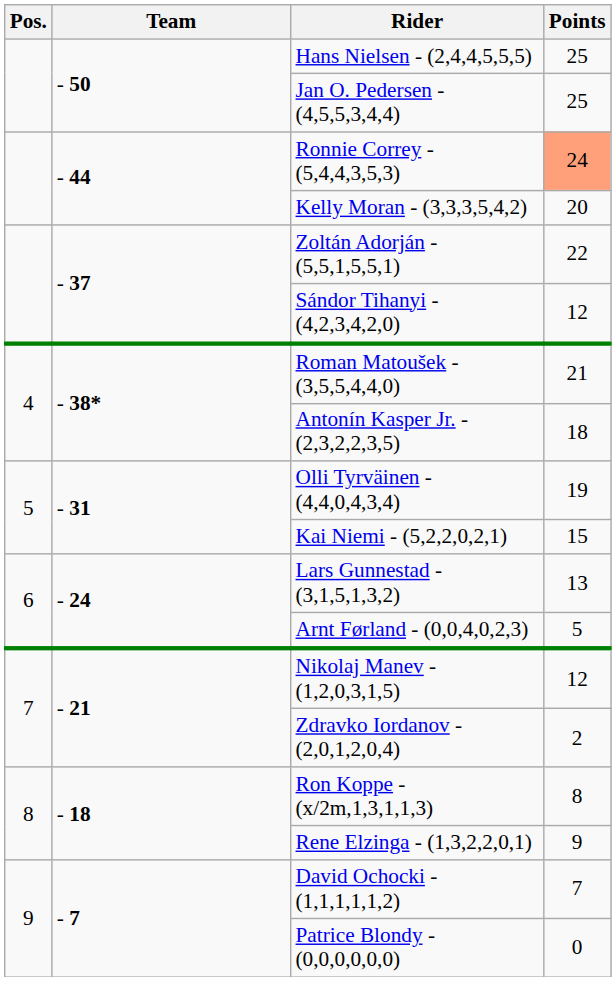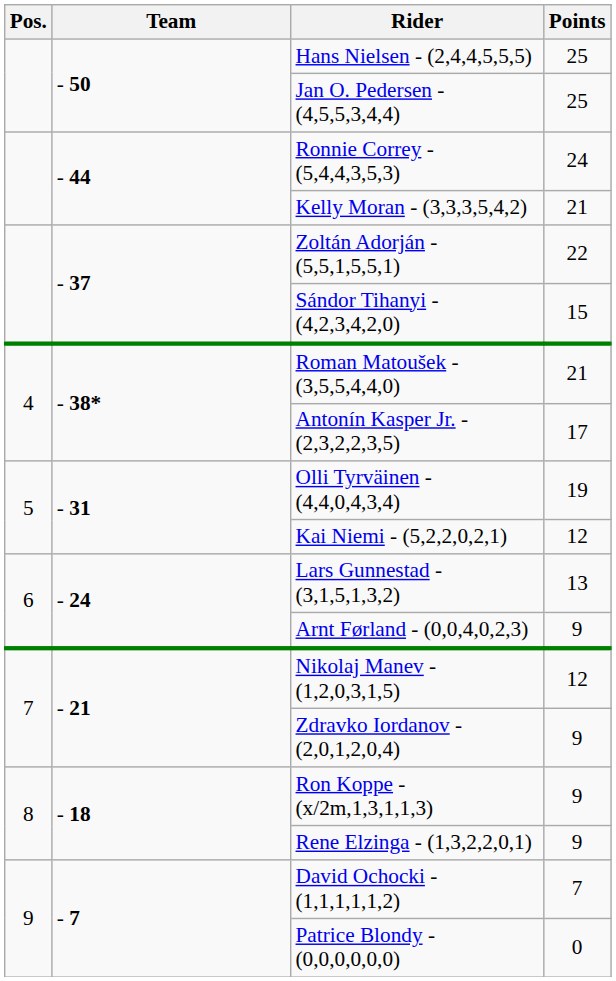(577, 160) lightsalmon background -> (577, 160) no background
(577, 207) 20 -> (577, 207) 21
(577, 311) 12 -> (577, 311) 15
(577, 431) 18 -> (577, 431) 17
(577, 536) 15 -> (577, 536) 12
(577, 629) 5 -> (577, 629) 9
(577, 737) 2 -> (577, 737) 9
(577, 795) 8 -> (577, 795) 9
